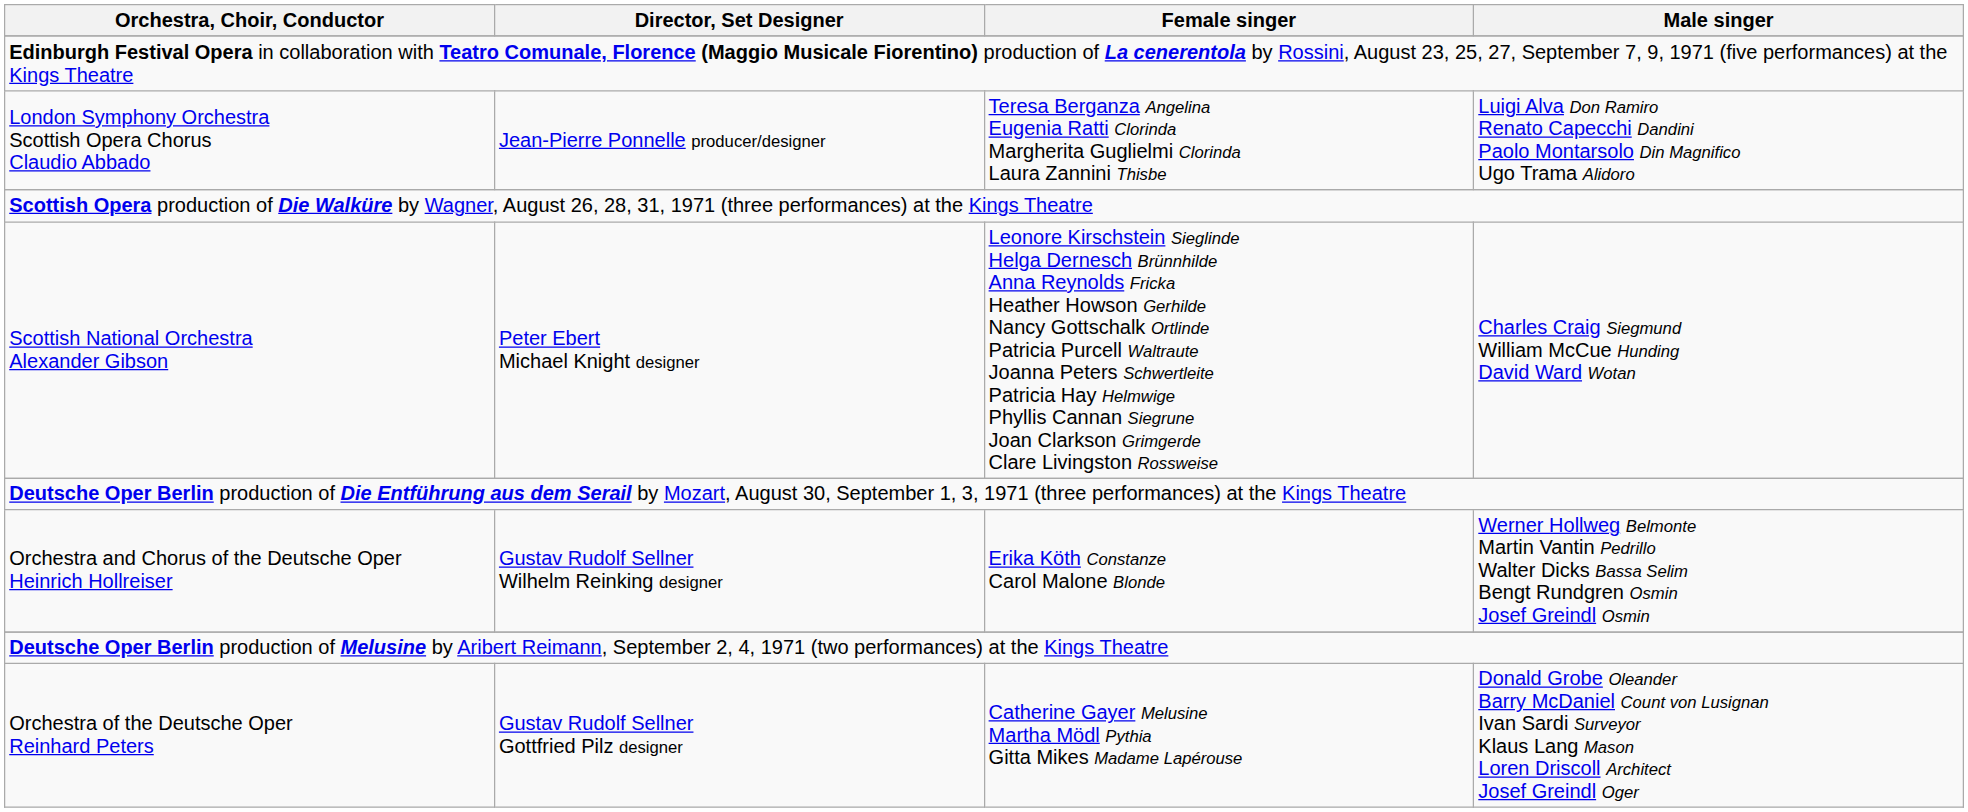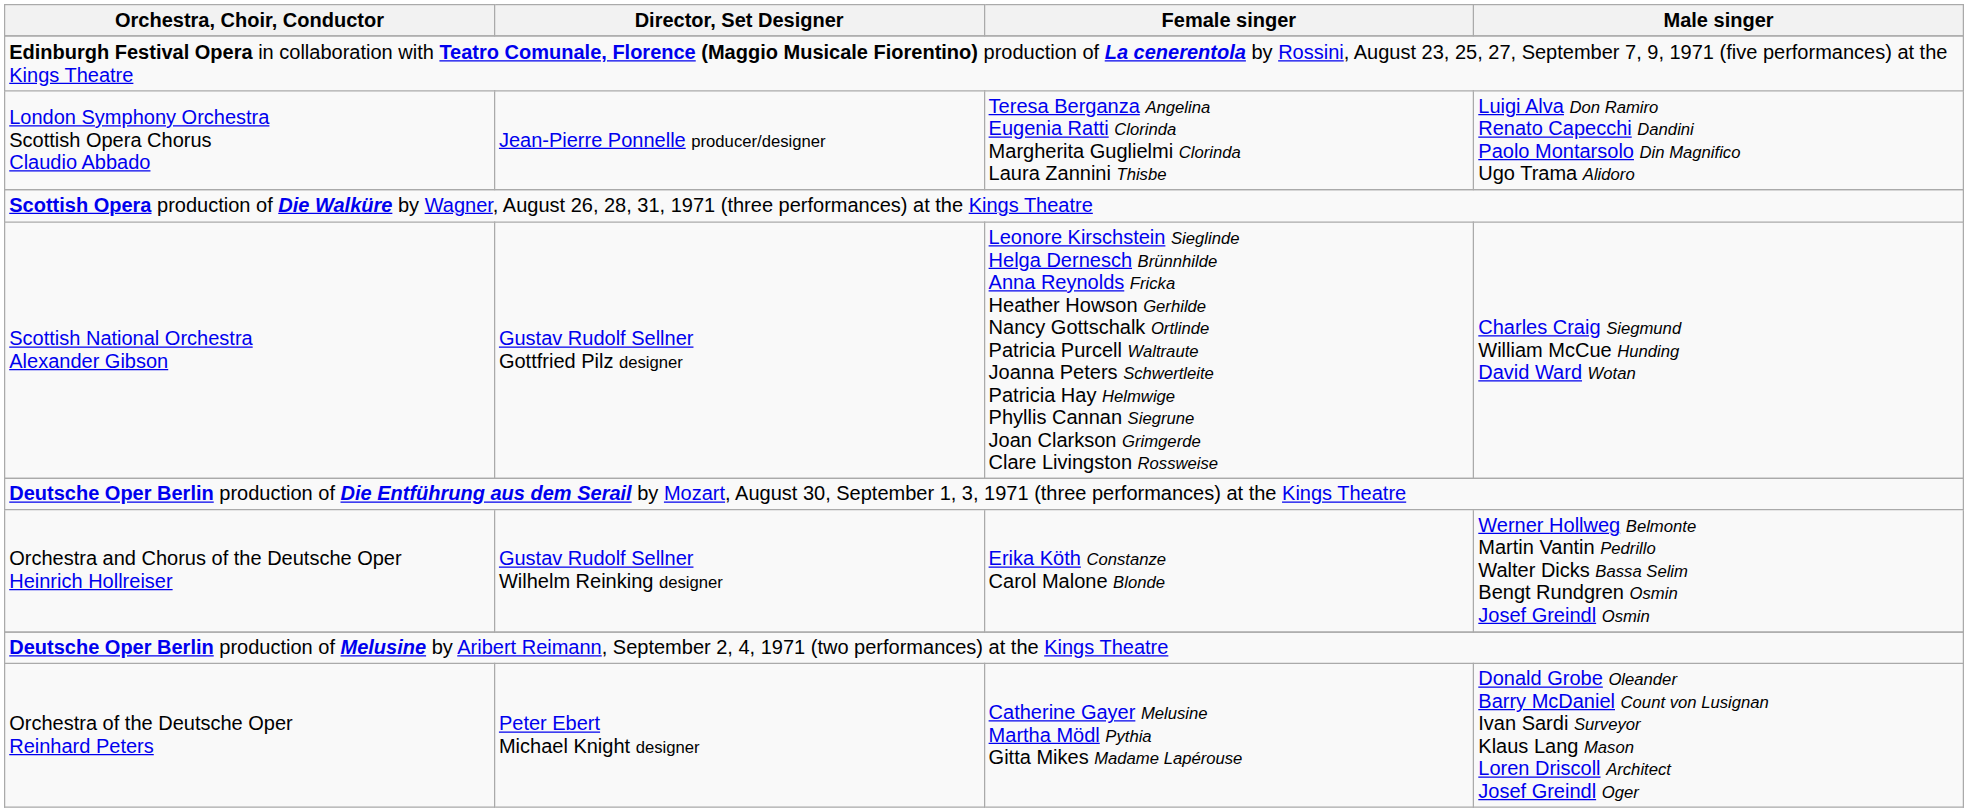(599, 349) Peter Ebert Michael Knight designer -> (596, 349) Gustav Rudolf Sellner Gottfried Pilz designer
(596, 735) Gustav Rudolf Sellner Gottfried Pilz designer -> (599, 735) Peter Ebert Michael Knight designer
